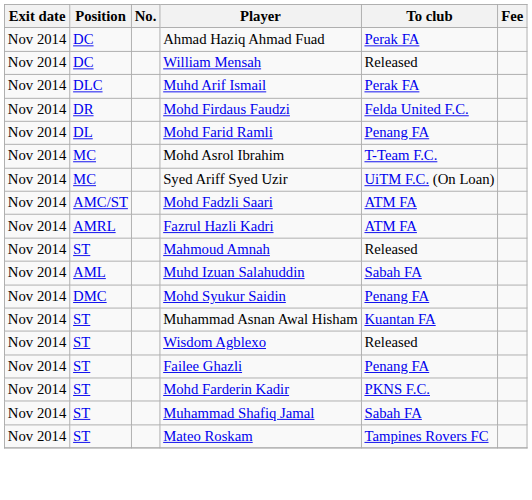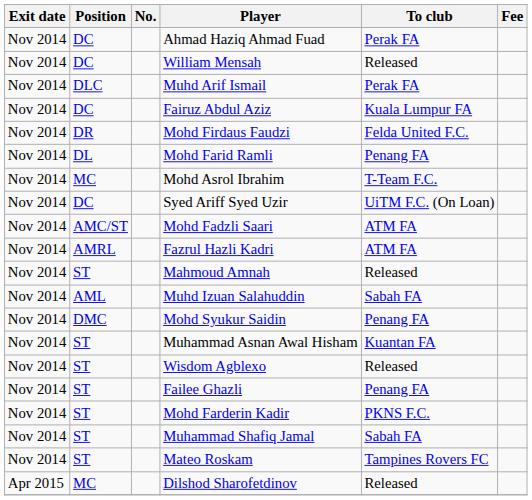+ row: (217, 109)
(85, 179) MC -> (83, 202) DC
+ row: (230, 483)
